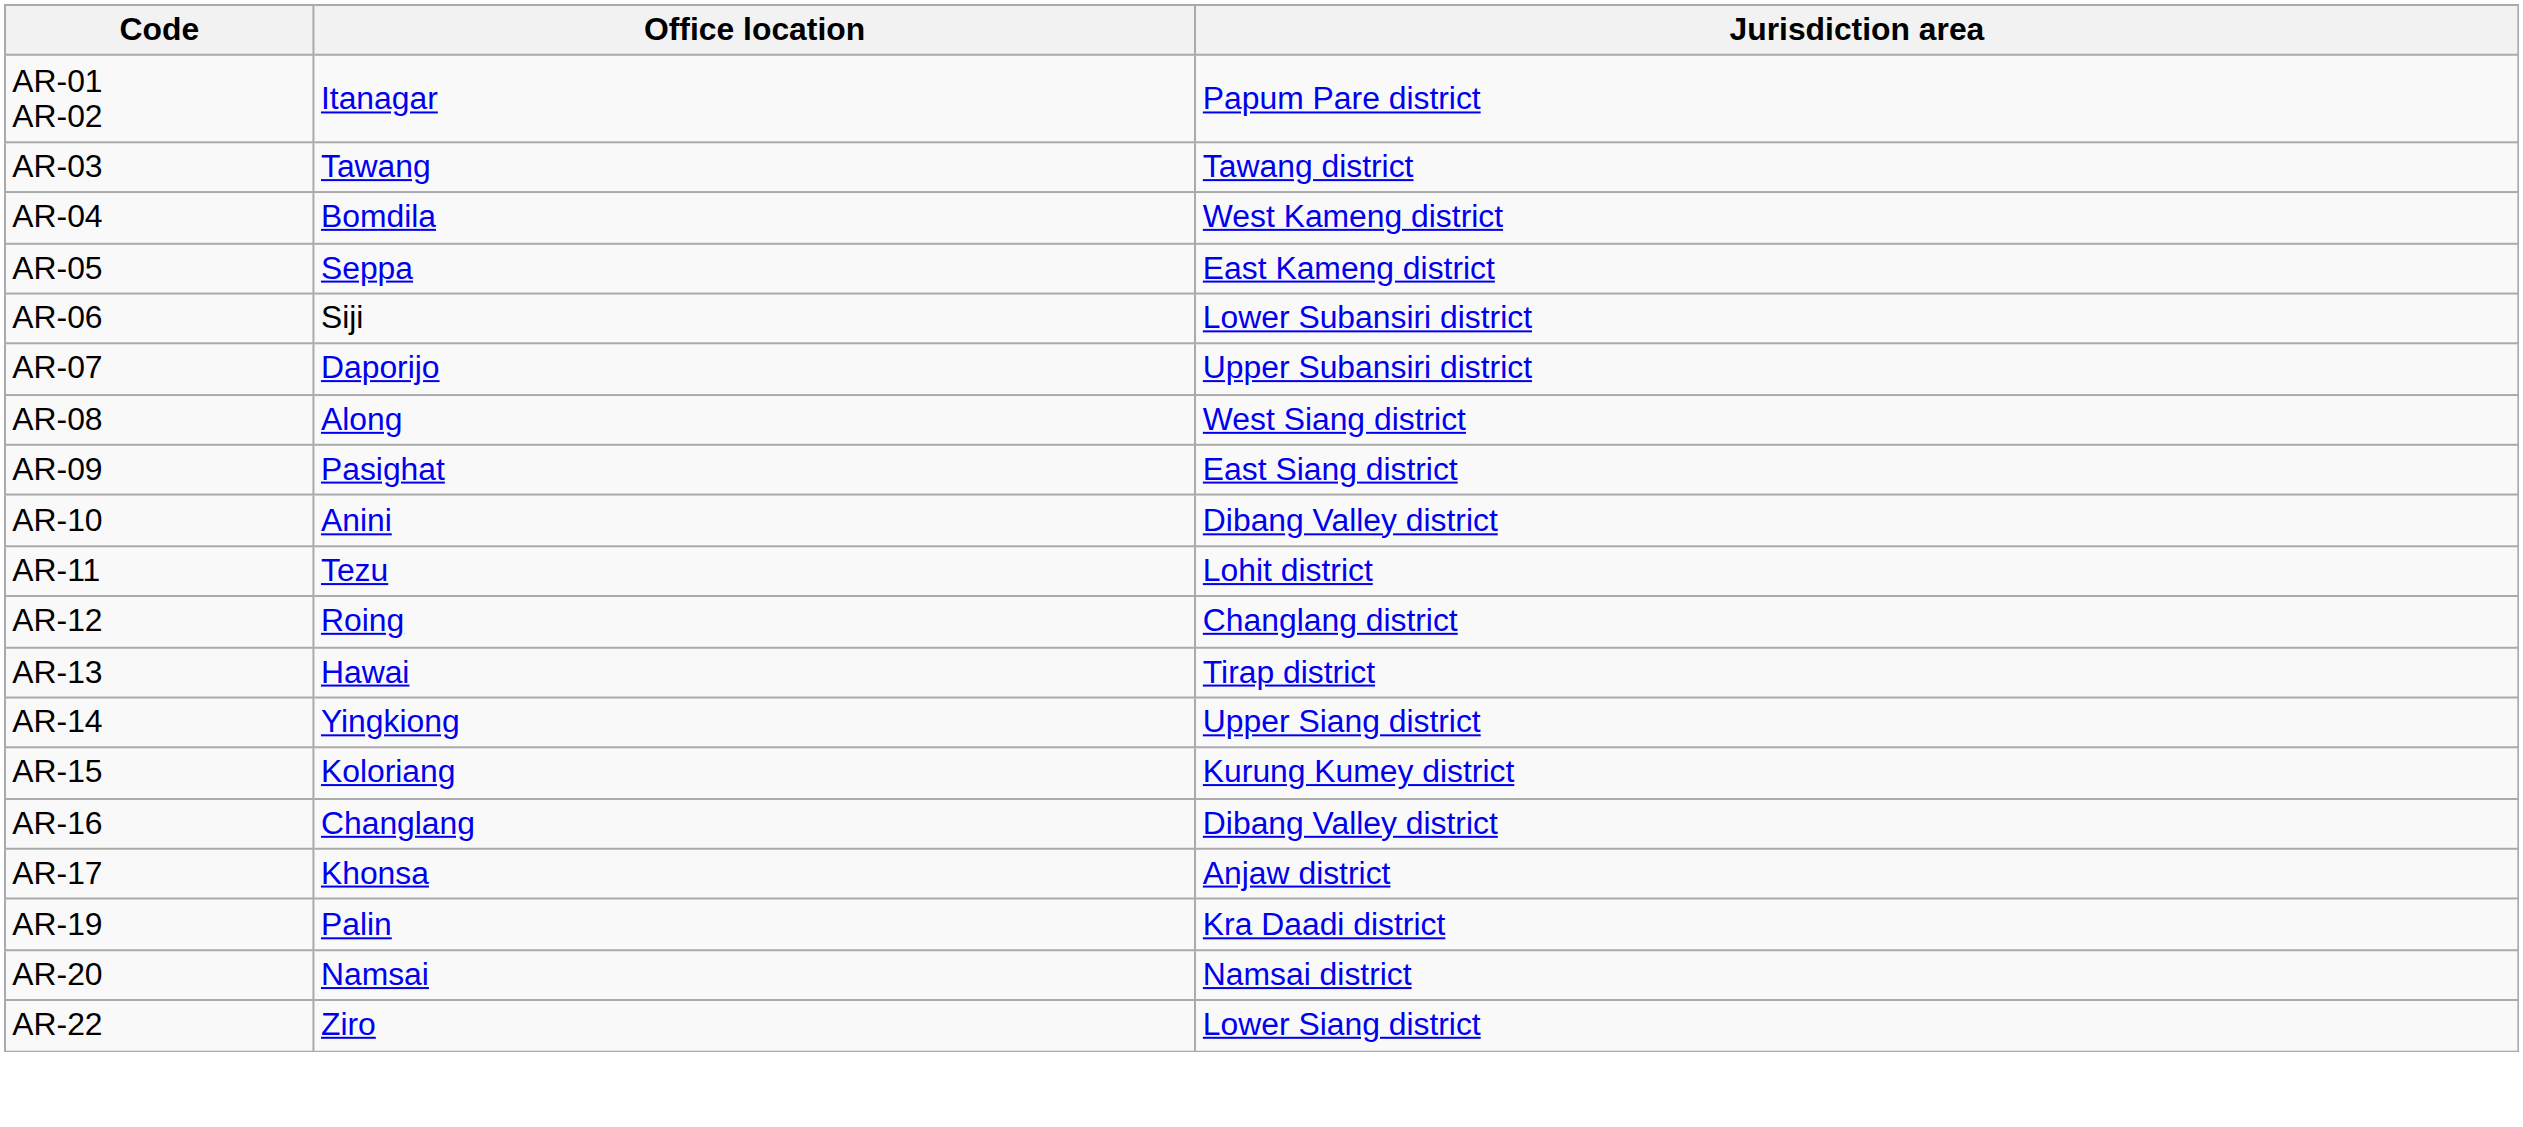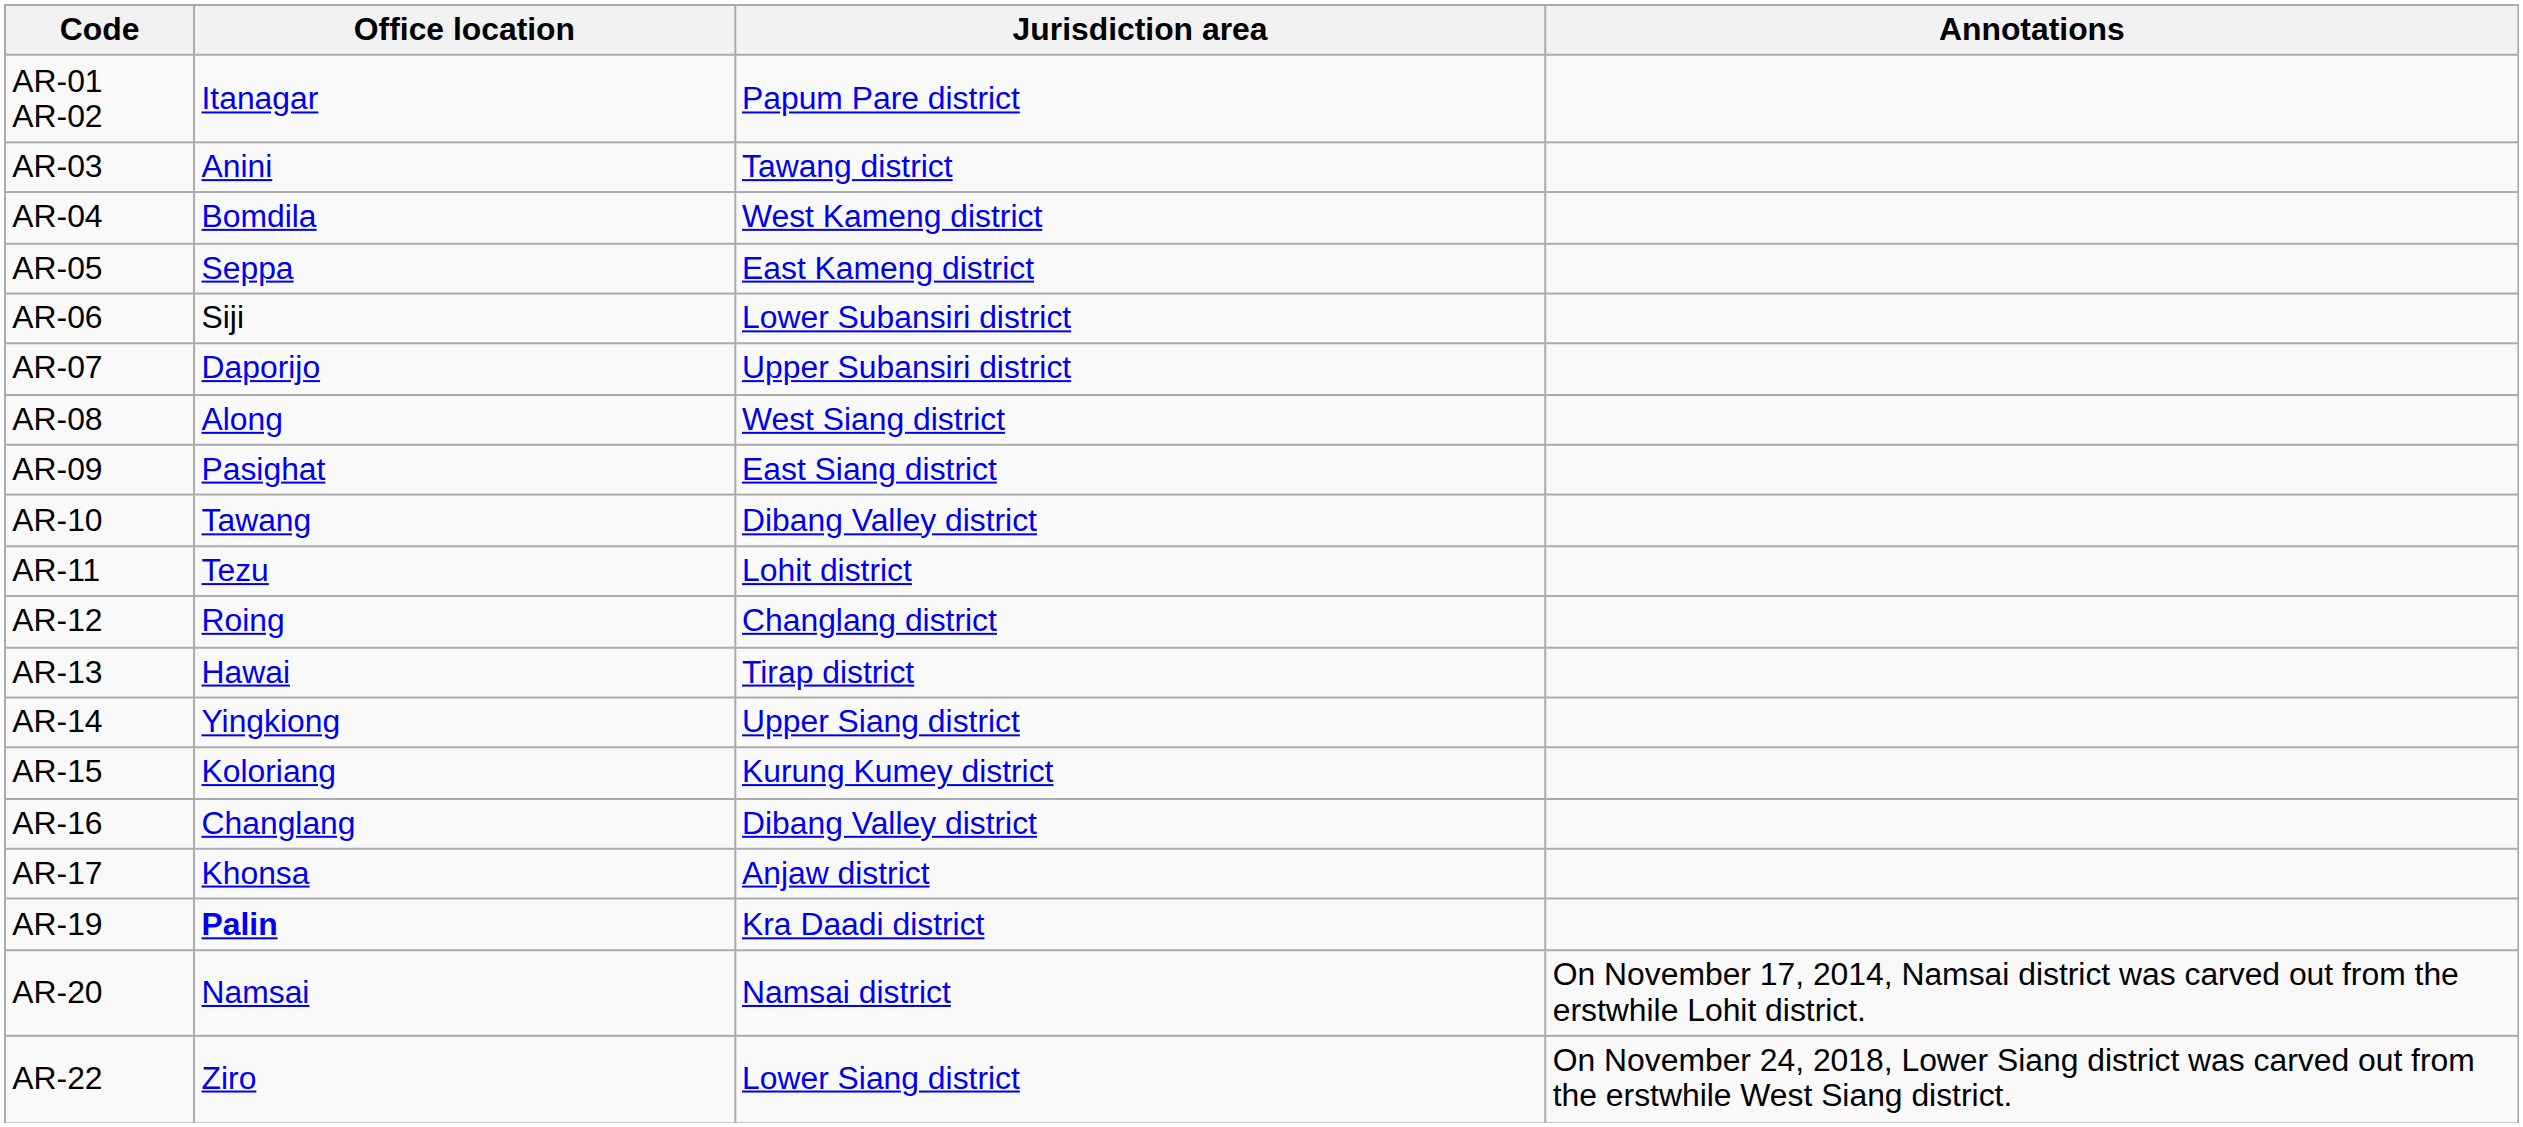+ column: (2032, 29)
(376, 166) Tawang -> (237, 166) Anini
(356, 520) Anini -> (256, 520) Tawang
(356, 924) normal -> (240, 924) bold
